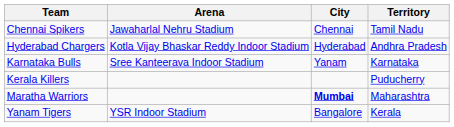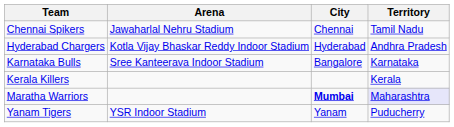(330, 63) Yanam -> (338, 63) Bangalore
(397, 79) Puducherry -> (386, 79) Kerala
(400, 96) no background -> (400, 96) lavender background
(338, 113) Bangalore -> (330, 113) Yanam
(386, 113) Kerala -> (397, 113) Puducherry
